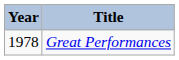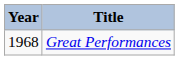(23, 42) 1978 -> (23, 42) 1968
